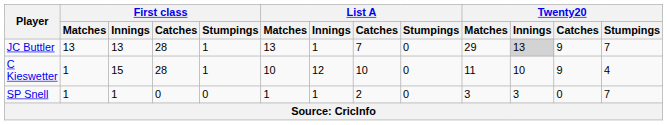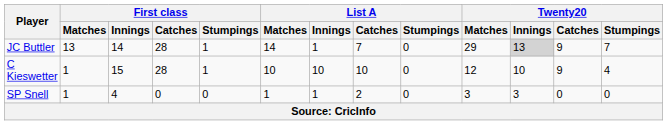(117, 47) 13 -> (117, 47) 14
(270, 47) 13 -> (270, 47) 14
(318, 71) 12 -> (318, 71) 10
(470, 71) 11 -> (470, 71) 12
(114, 94) 1 -> (114, 94) 4
(607, 94) 7 -> (607, 94) 0
